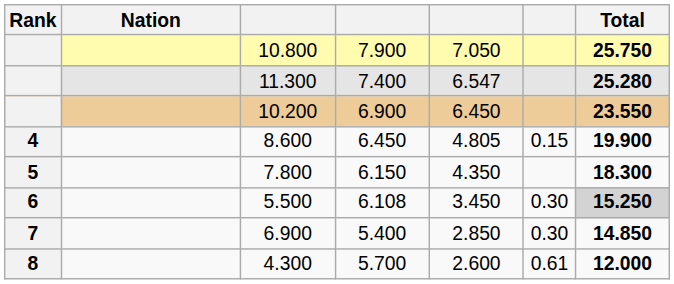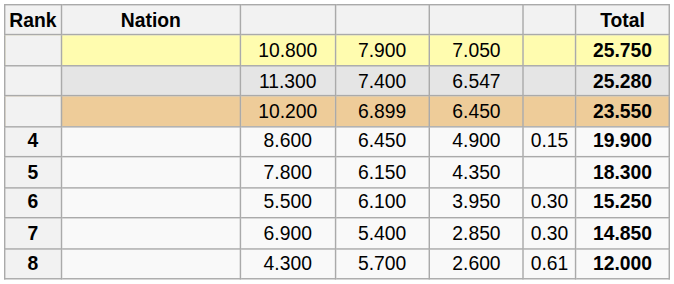(382, 111) 6.900 -> (382, 111) 6.899
(476, 141) 4.805 -> (476, 141) 4.900
(382, 202) 6.108 -> (382, 202) 6.100
(476, 202) 3.450 -> (476, 202) 3.950
(623, 202) lightgrey background -> (623, 202) no background
